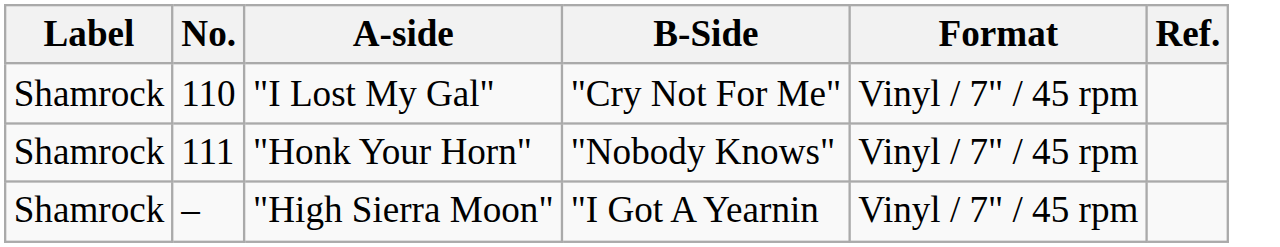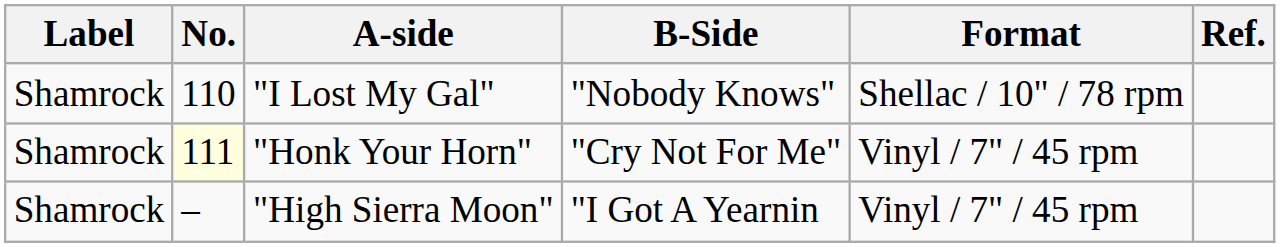(706, 92) "Cry Not For Me" -> (703, 92) "Nobody Knows"
(998, 92) Vinyl / 7" / 45 rpm -> (1021, 92) Shellac / 10" / 78 rpm
(208, 151) no background -> (208, 151) lightyellow background
(703, 151) "Nobody Knows" -> (706, 151) "Cry Not For Me"
